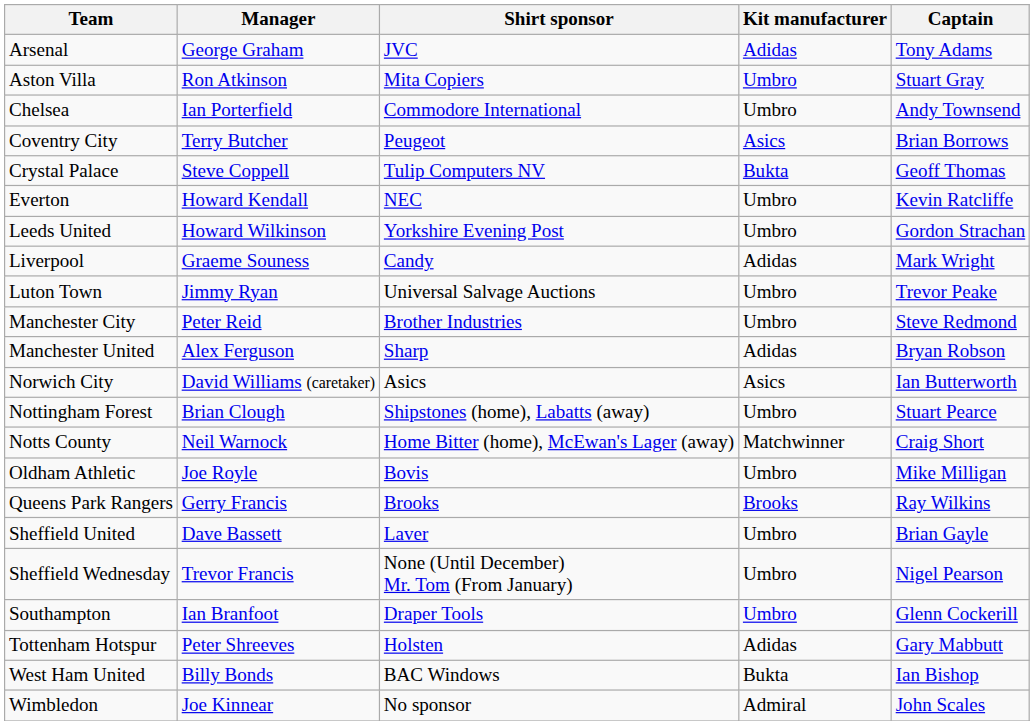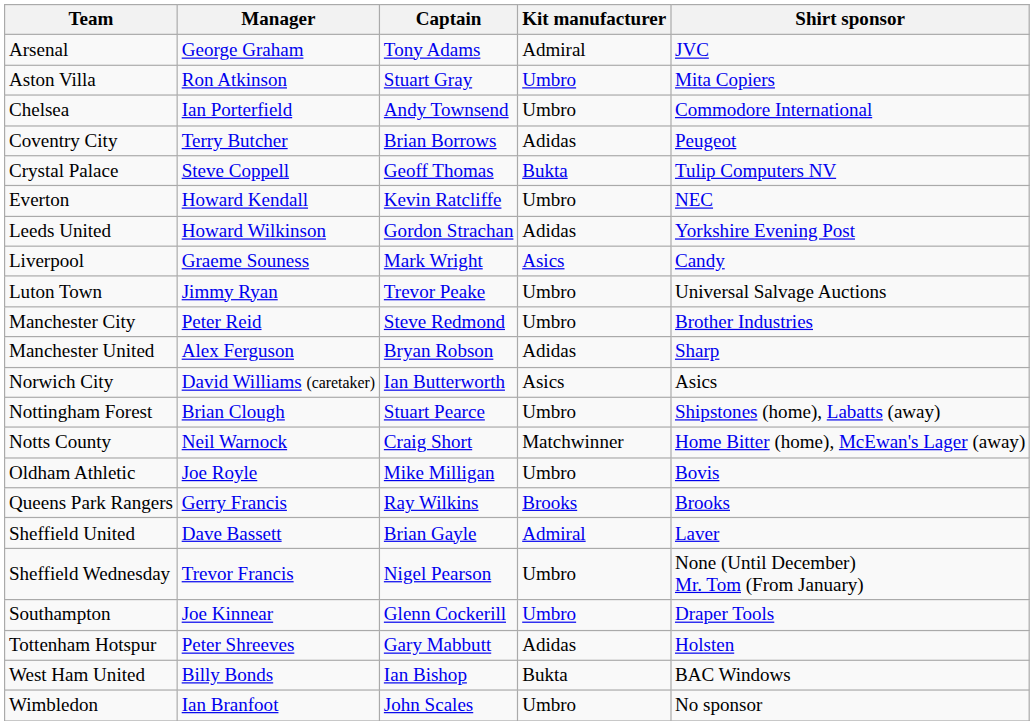columns swapped: (960, 19) <-> (559, 19)
(770, 49) Adidas -> (554, 49) Admiral
(764, 140) Asics -> (549, 140) Adidas
(770, 230) Umbro -> (549, 230) Adidas
(770, 261) Adidas -> (543, 261) Asics
(770, 532) Umbro -> (554, 532) Admiral
(230, 614) Ian Branfoot -> (227, 614) Joe Kinnear
(227, 705) Joe Kinnear -> (230, 705) Ian Branfoot
(775, 705) Admiral -> (549, 705) Umbro
